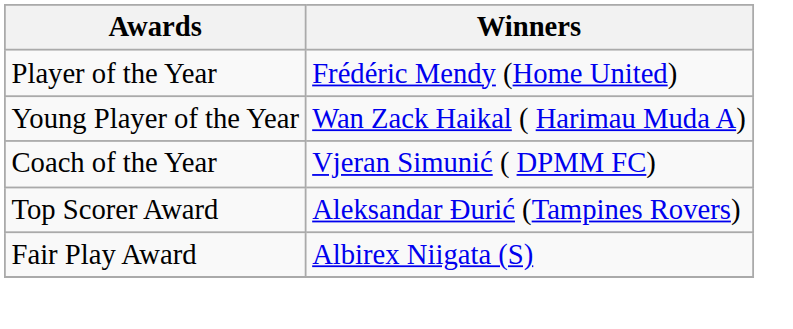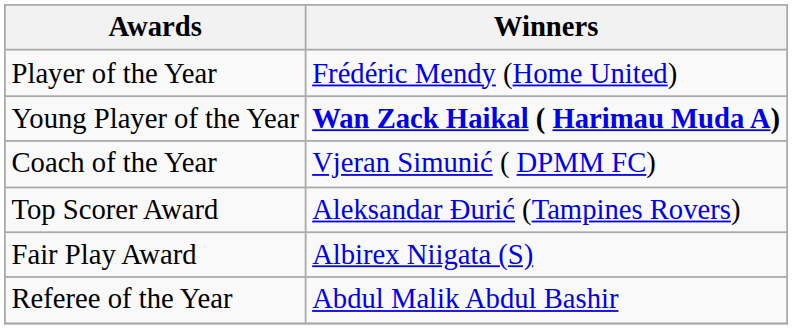(529, 118) normal -> (546, 118) bold
+ row: (122, 299)
